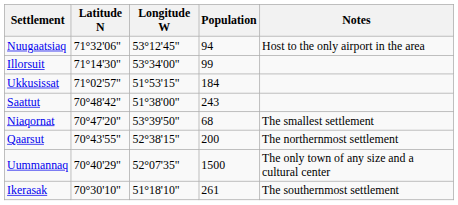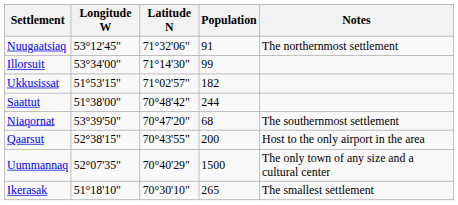columns swapped: (100, 20) <-> (164, 20)
(207, 45) 94 -> (207, 45) 91
(343, 45) Host to the only airport in the area -> (330, 45) The northernmost settlement
(210, 83) 184 -> (210, 83) 182
(210, 102) 243 -> (210, 102) 244
(318, 121) The smallest settlement -> (330, 121) The southernmost settlement
(330, 139) The northernmost settlement -> (343, 139) Host to the only airport in the area
(210, 190) 261 -> (210, 190) 265
(330, 190) The southernmost settlement -> (318, 190) The smallest settlement
